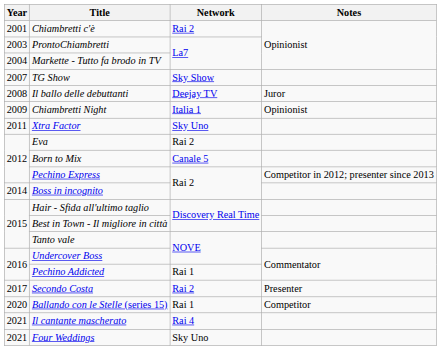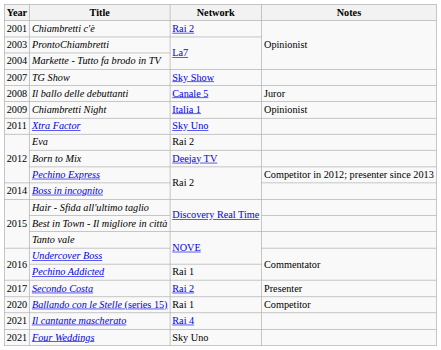(195, 93) Deejay TV -> (190, 93) Canale 5
(190, 158) Canale 5 -> (195, 158) Deejay TV
